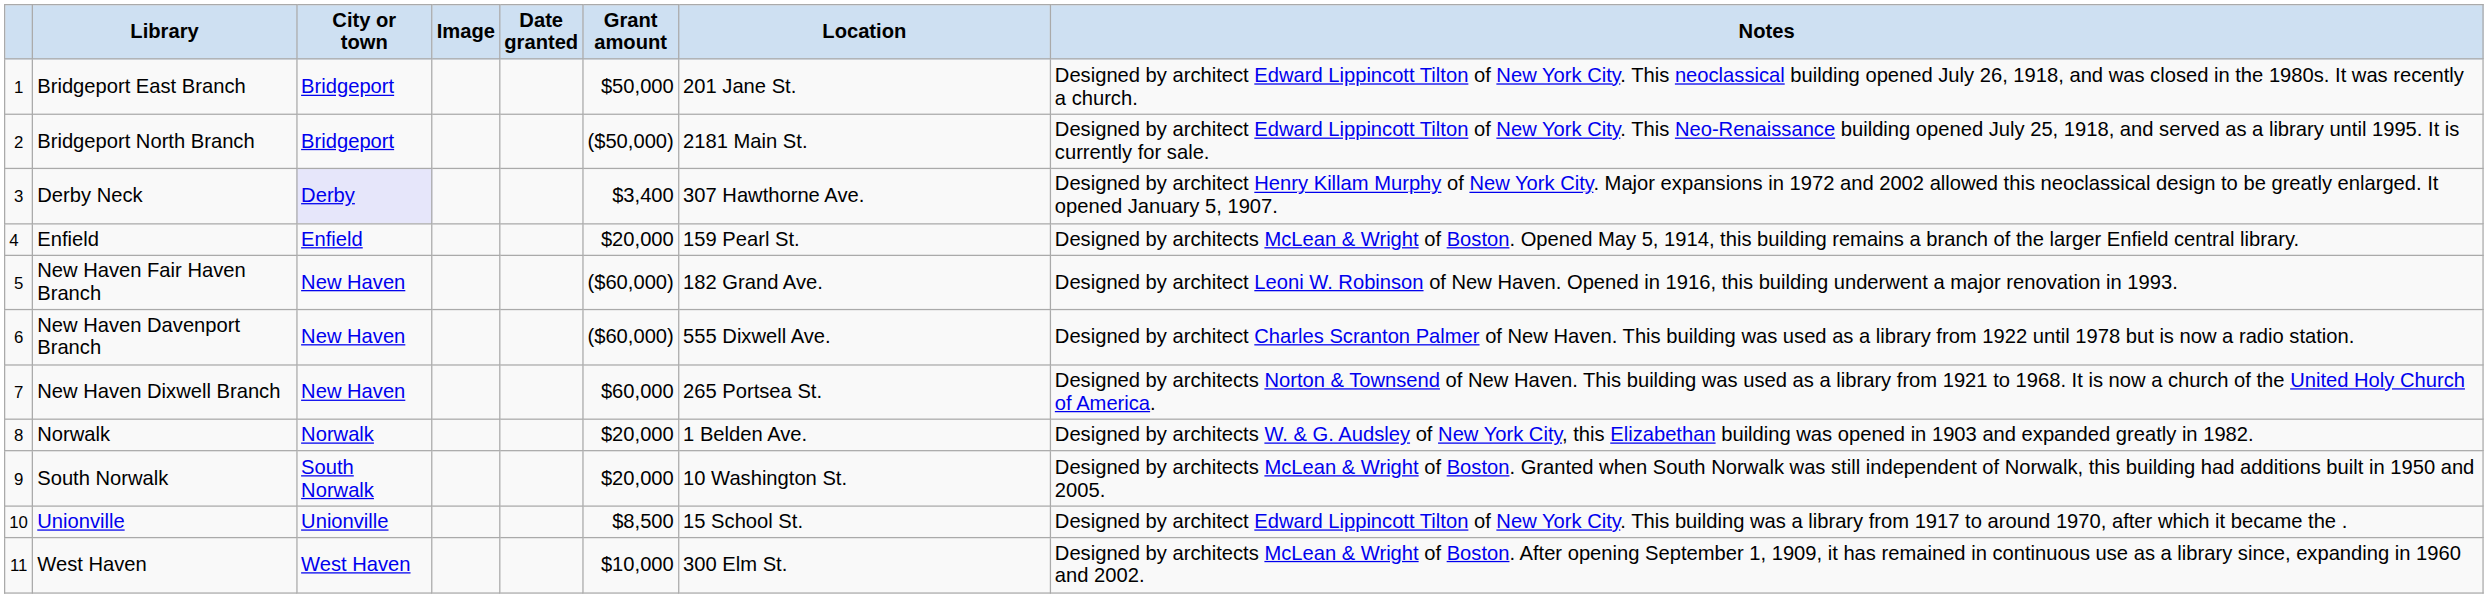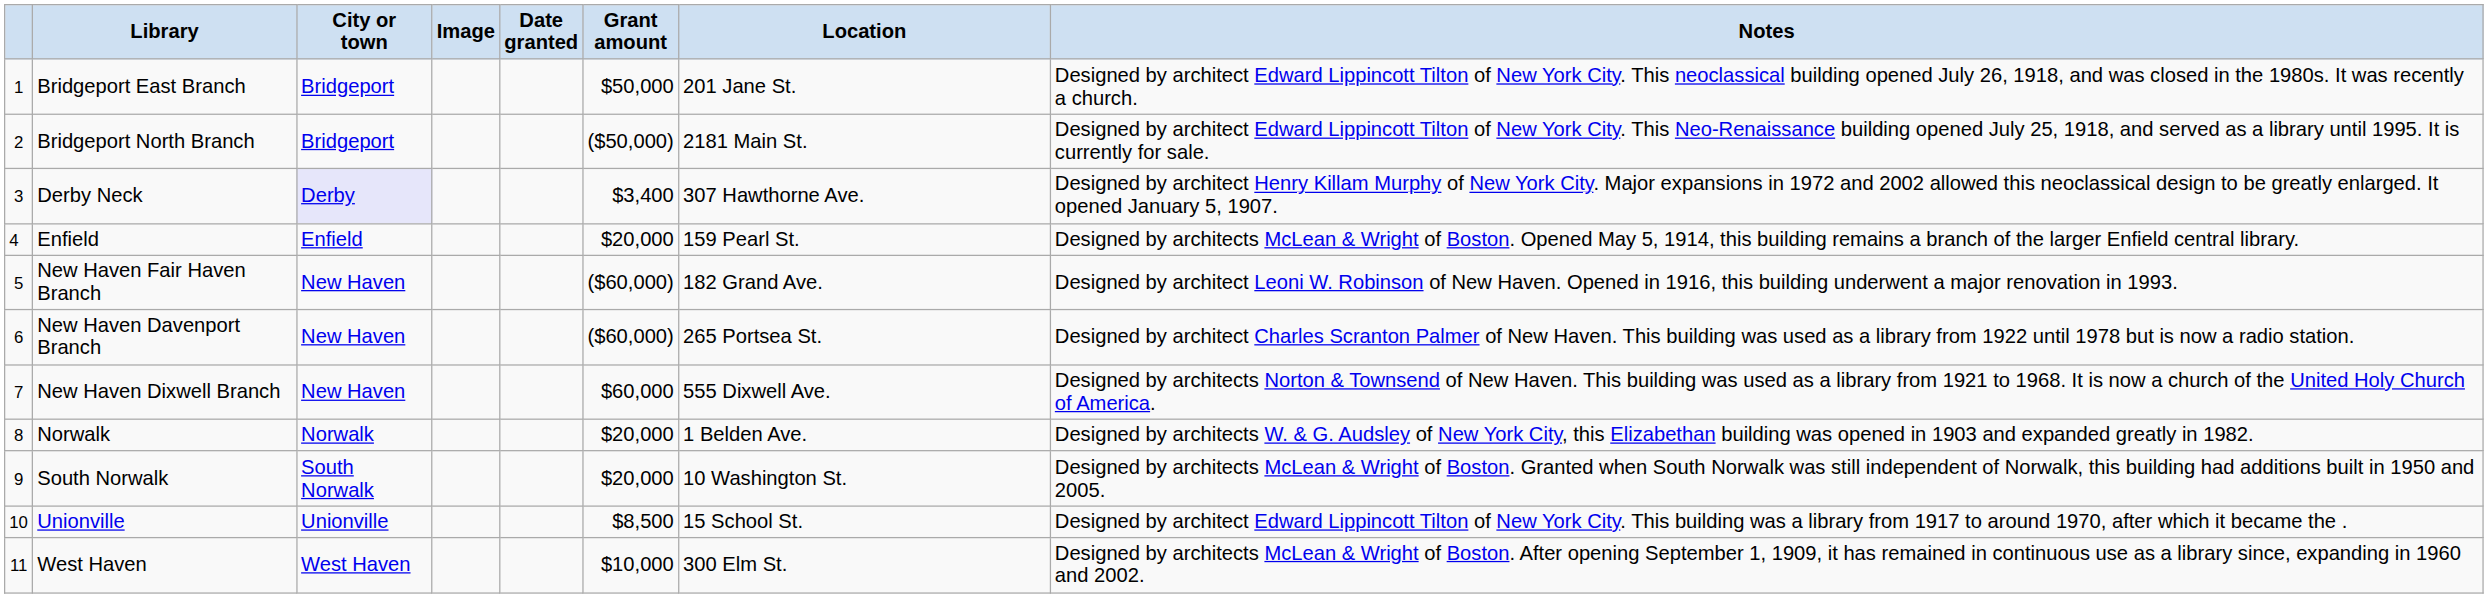(757, 337) 555 Dixwell Ave. -> (753, 337) 265 Portsea St.
(753, 391) 265 Portsea St. -> (757, 391) 555 Dixwell Ave.
